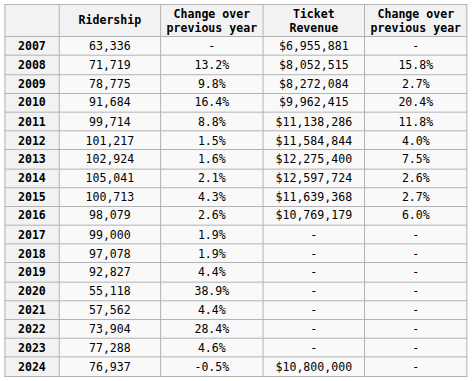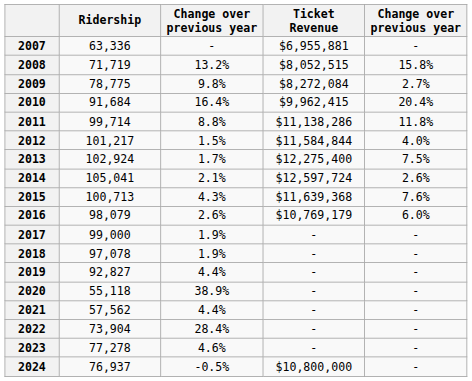(212, 159) 1.6% -> (212, 159) 1.7%
(416, 197) 2.7% -> (416, 197) 7.6%
(110, 348) 77,288 -> (110, 348) 77,278
